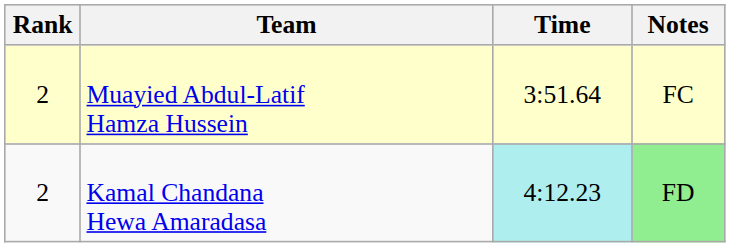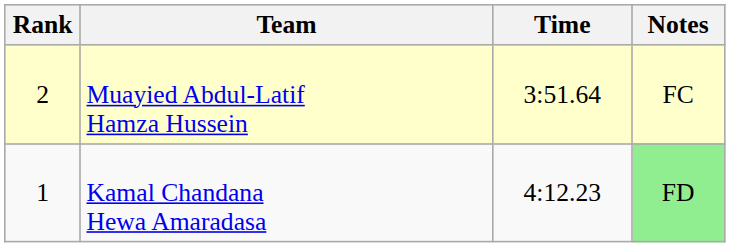(43, 192) 2 -> (43, 192) 1
(562, 192) paleturquoise background -> (562, 192) no background
